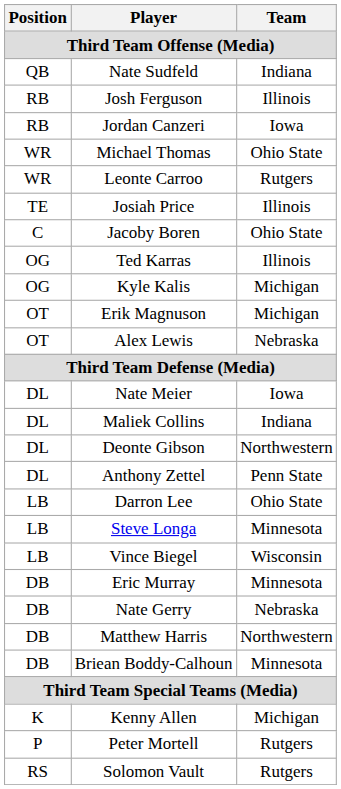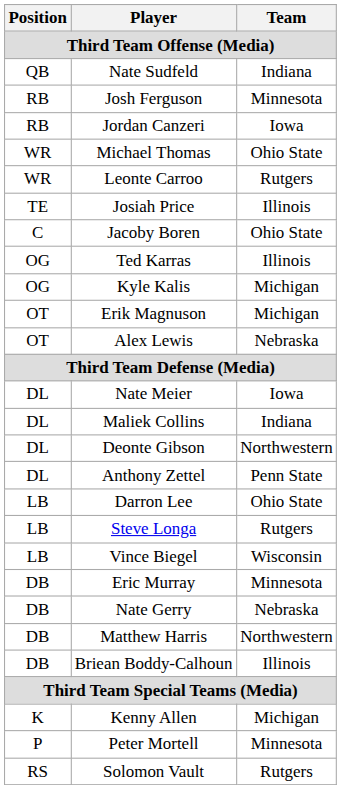(286, 98) Illinois -> (286, 98) Minnesota
(286, 529) Minnesota -> (286, 529) Rutgers
(286, 663) Minnesota -> (286, 663) Illinois
(286, 744) Rutgers -> (286, 744) Minnesota
